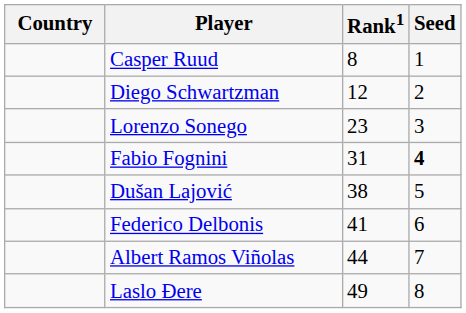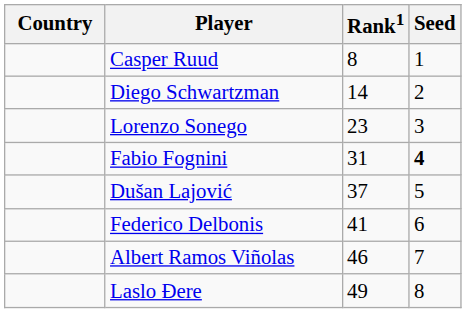(358, 92) 12 -> (358, 92) 14
(358, 191) 38 -> (358, 191) 37
(358, 257) 44 -> (358, 257) 46
